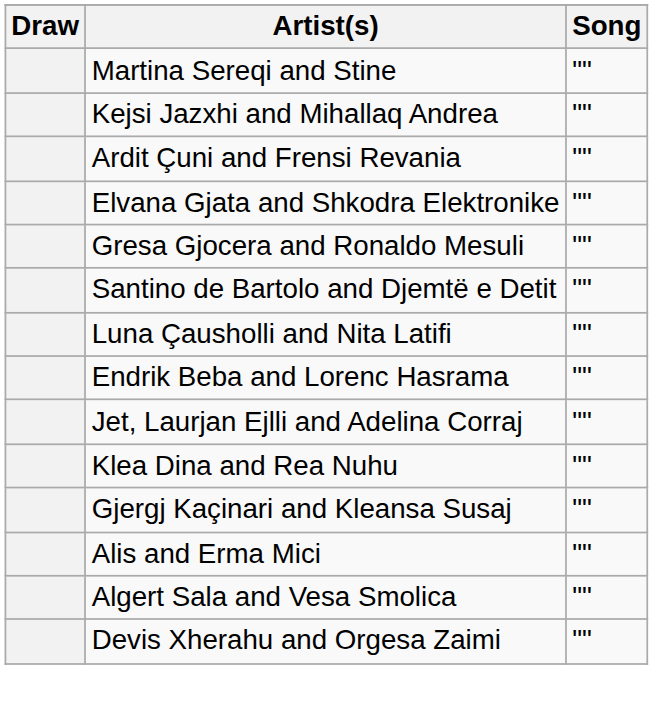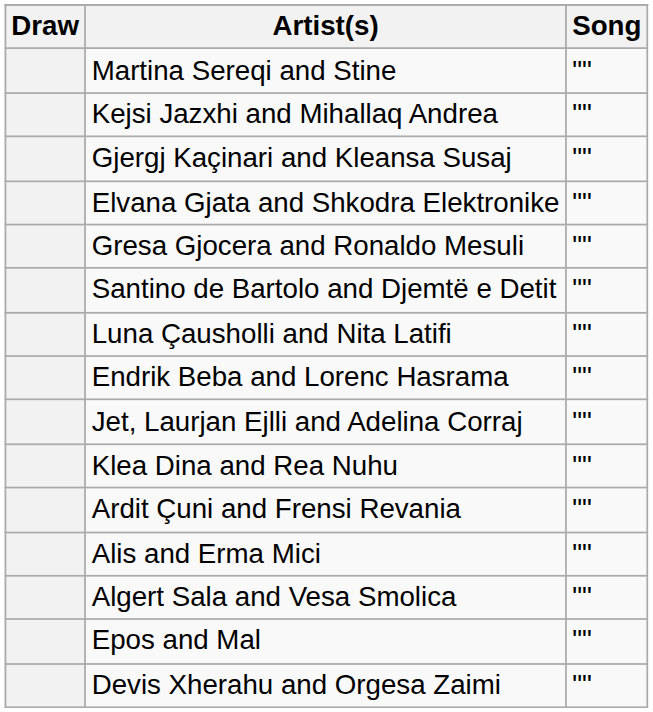rows swapped: (276, 158) <-> (302, 509)
+ row: (176, 641)
